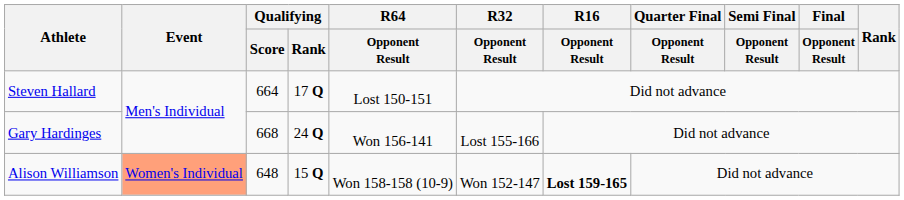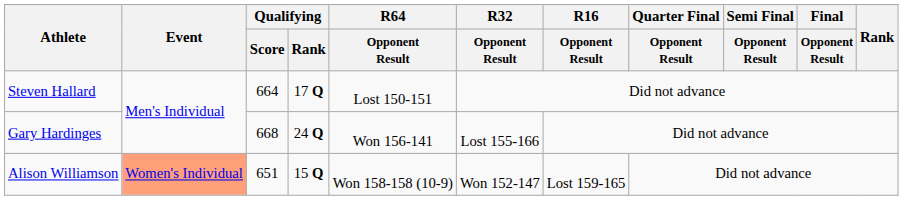(267, 174) 648 -> (267, 174) 651
(587, 183) bold -> (586, 183) normal
